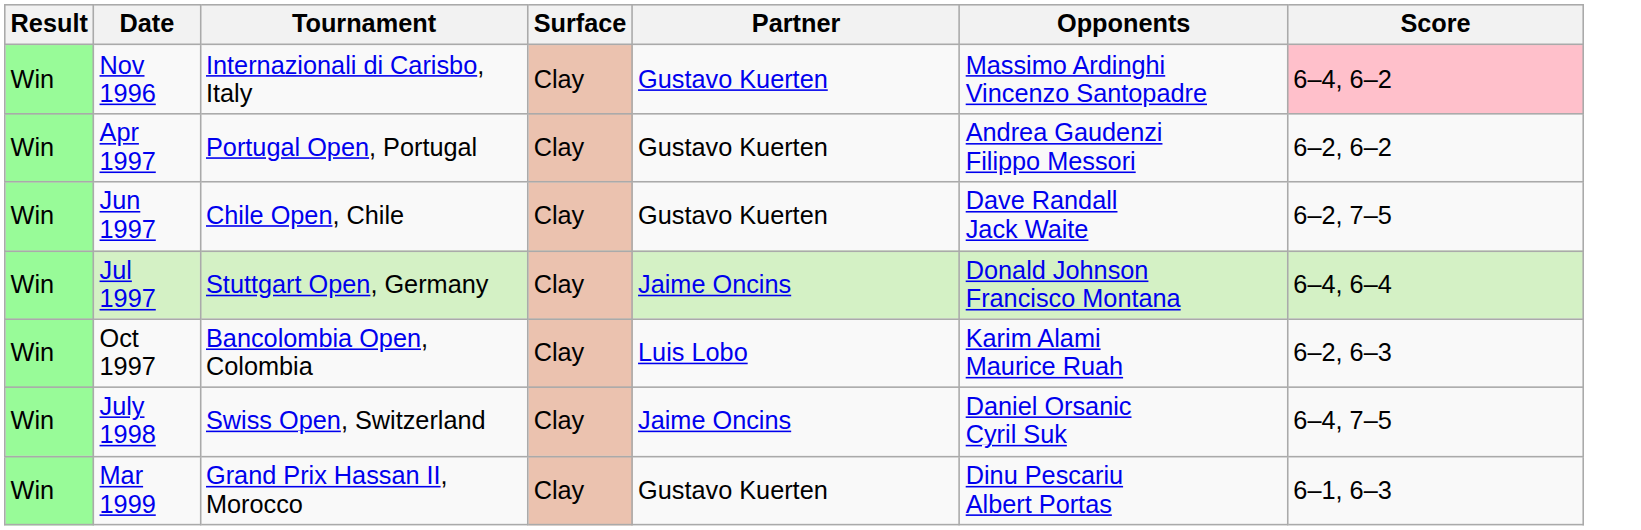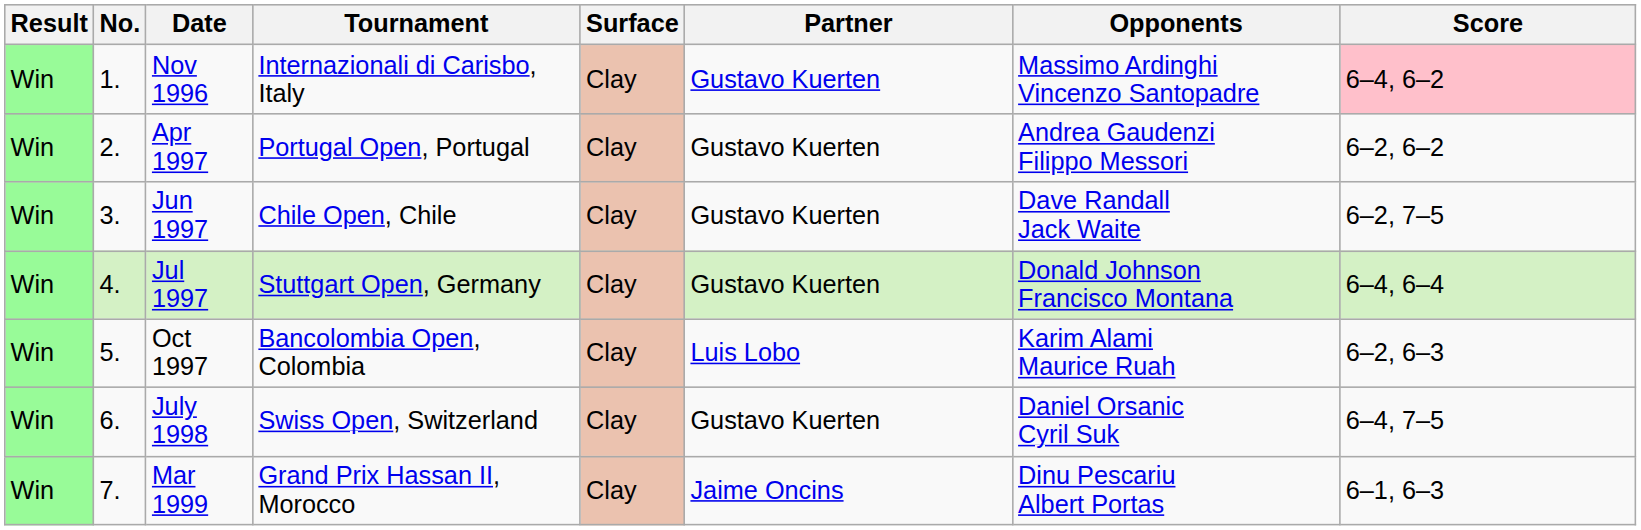+ column: (120, 24)
(715, 284) Jaime Oncins -> (785, 284) Gustavo Kuerten
(715, 421) Jaime Oncins -> (785, 421) Gustavo Kuerten
(733, 490) Gustavo Kuerten -> (767, 490) Jaime Oncins
